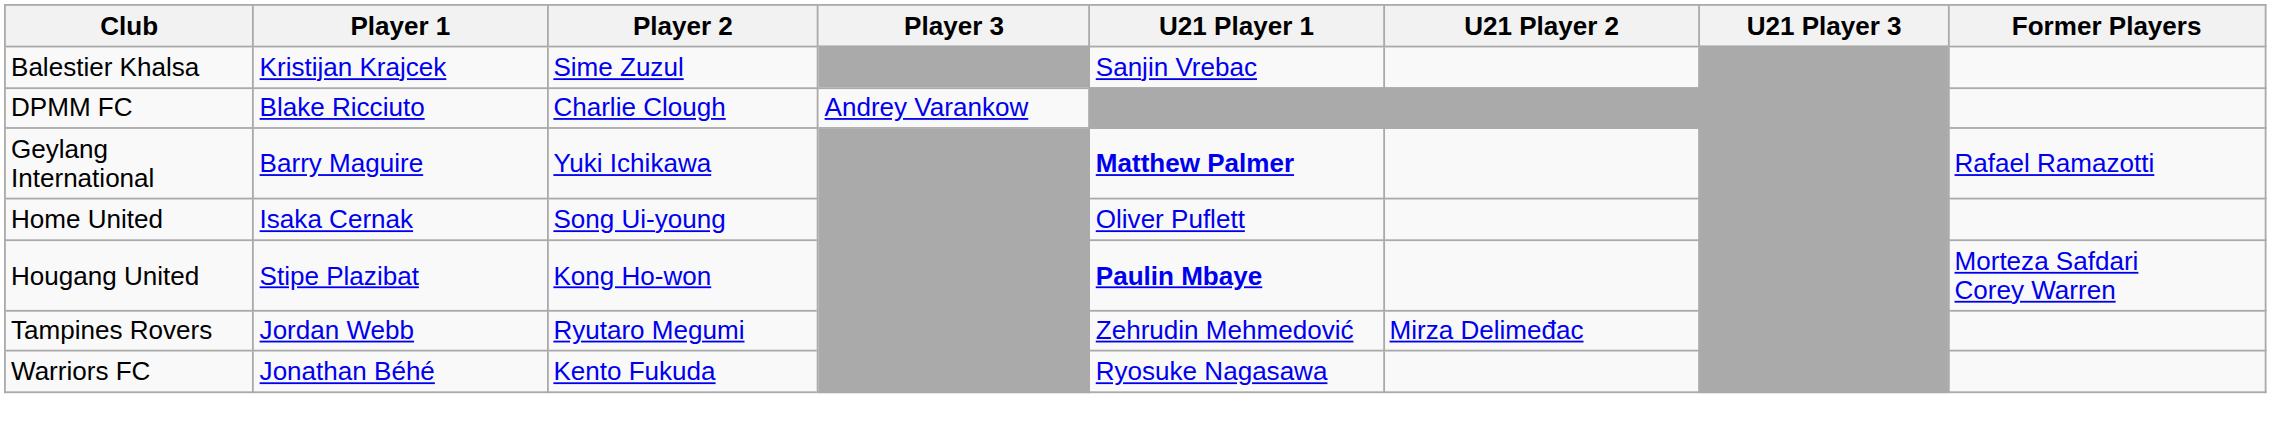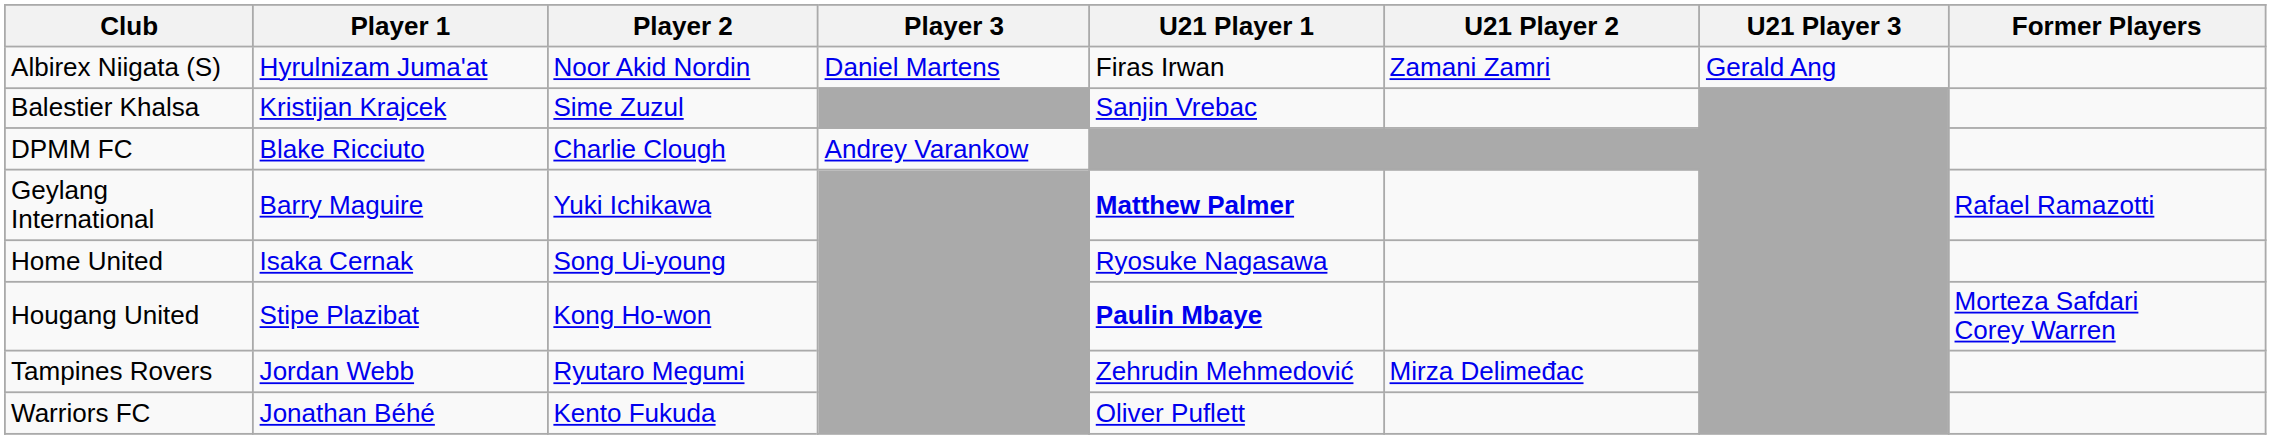+ row: (116, 67)
(1170, 220) Oliver Puflett -> (1212, 261) Ryosuke Nagasawa
(1212, 372) Ryosuke Nagasawa -> (1170, 413) Oliver Puflett
